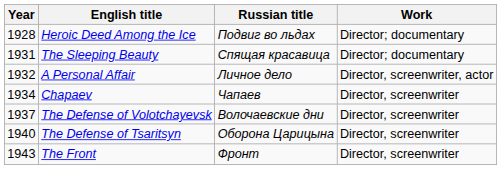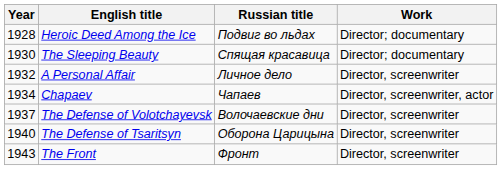(21, 55) 1931 -> (21, 55) 1930
(417, 75) Director, screenwriter, actor -> (399, 75) Director, screenwriter
(399, 94) Director, screenwriter -> (417, 94) Director, screenwriter, actor
